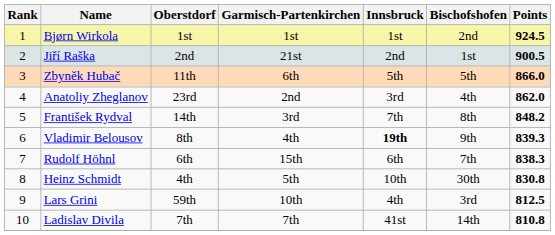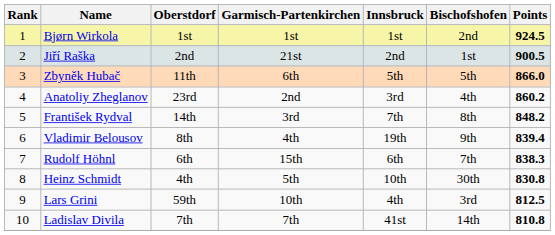(530, 96) 862.0 -> (530, 96) 860.2
(395, 138) bold -> (395, 138) normal
(530, 138) 839.3 -> (530, 138) 839.4
